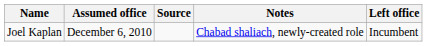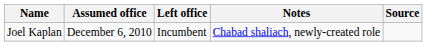columns swapped: (394, 13) <-> (174, 13)
